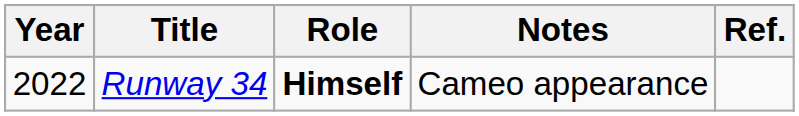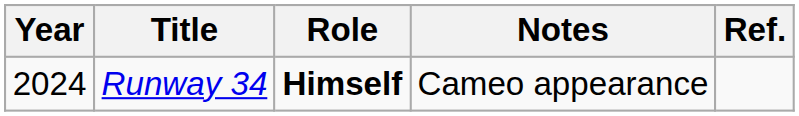(50, 83) 2022 -> (50, 83) 2024
